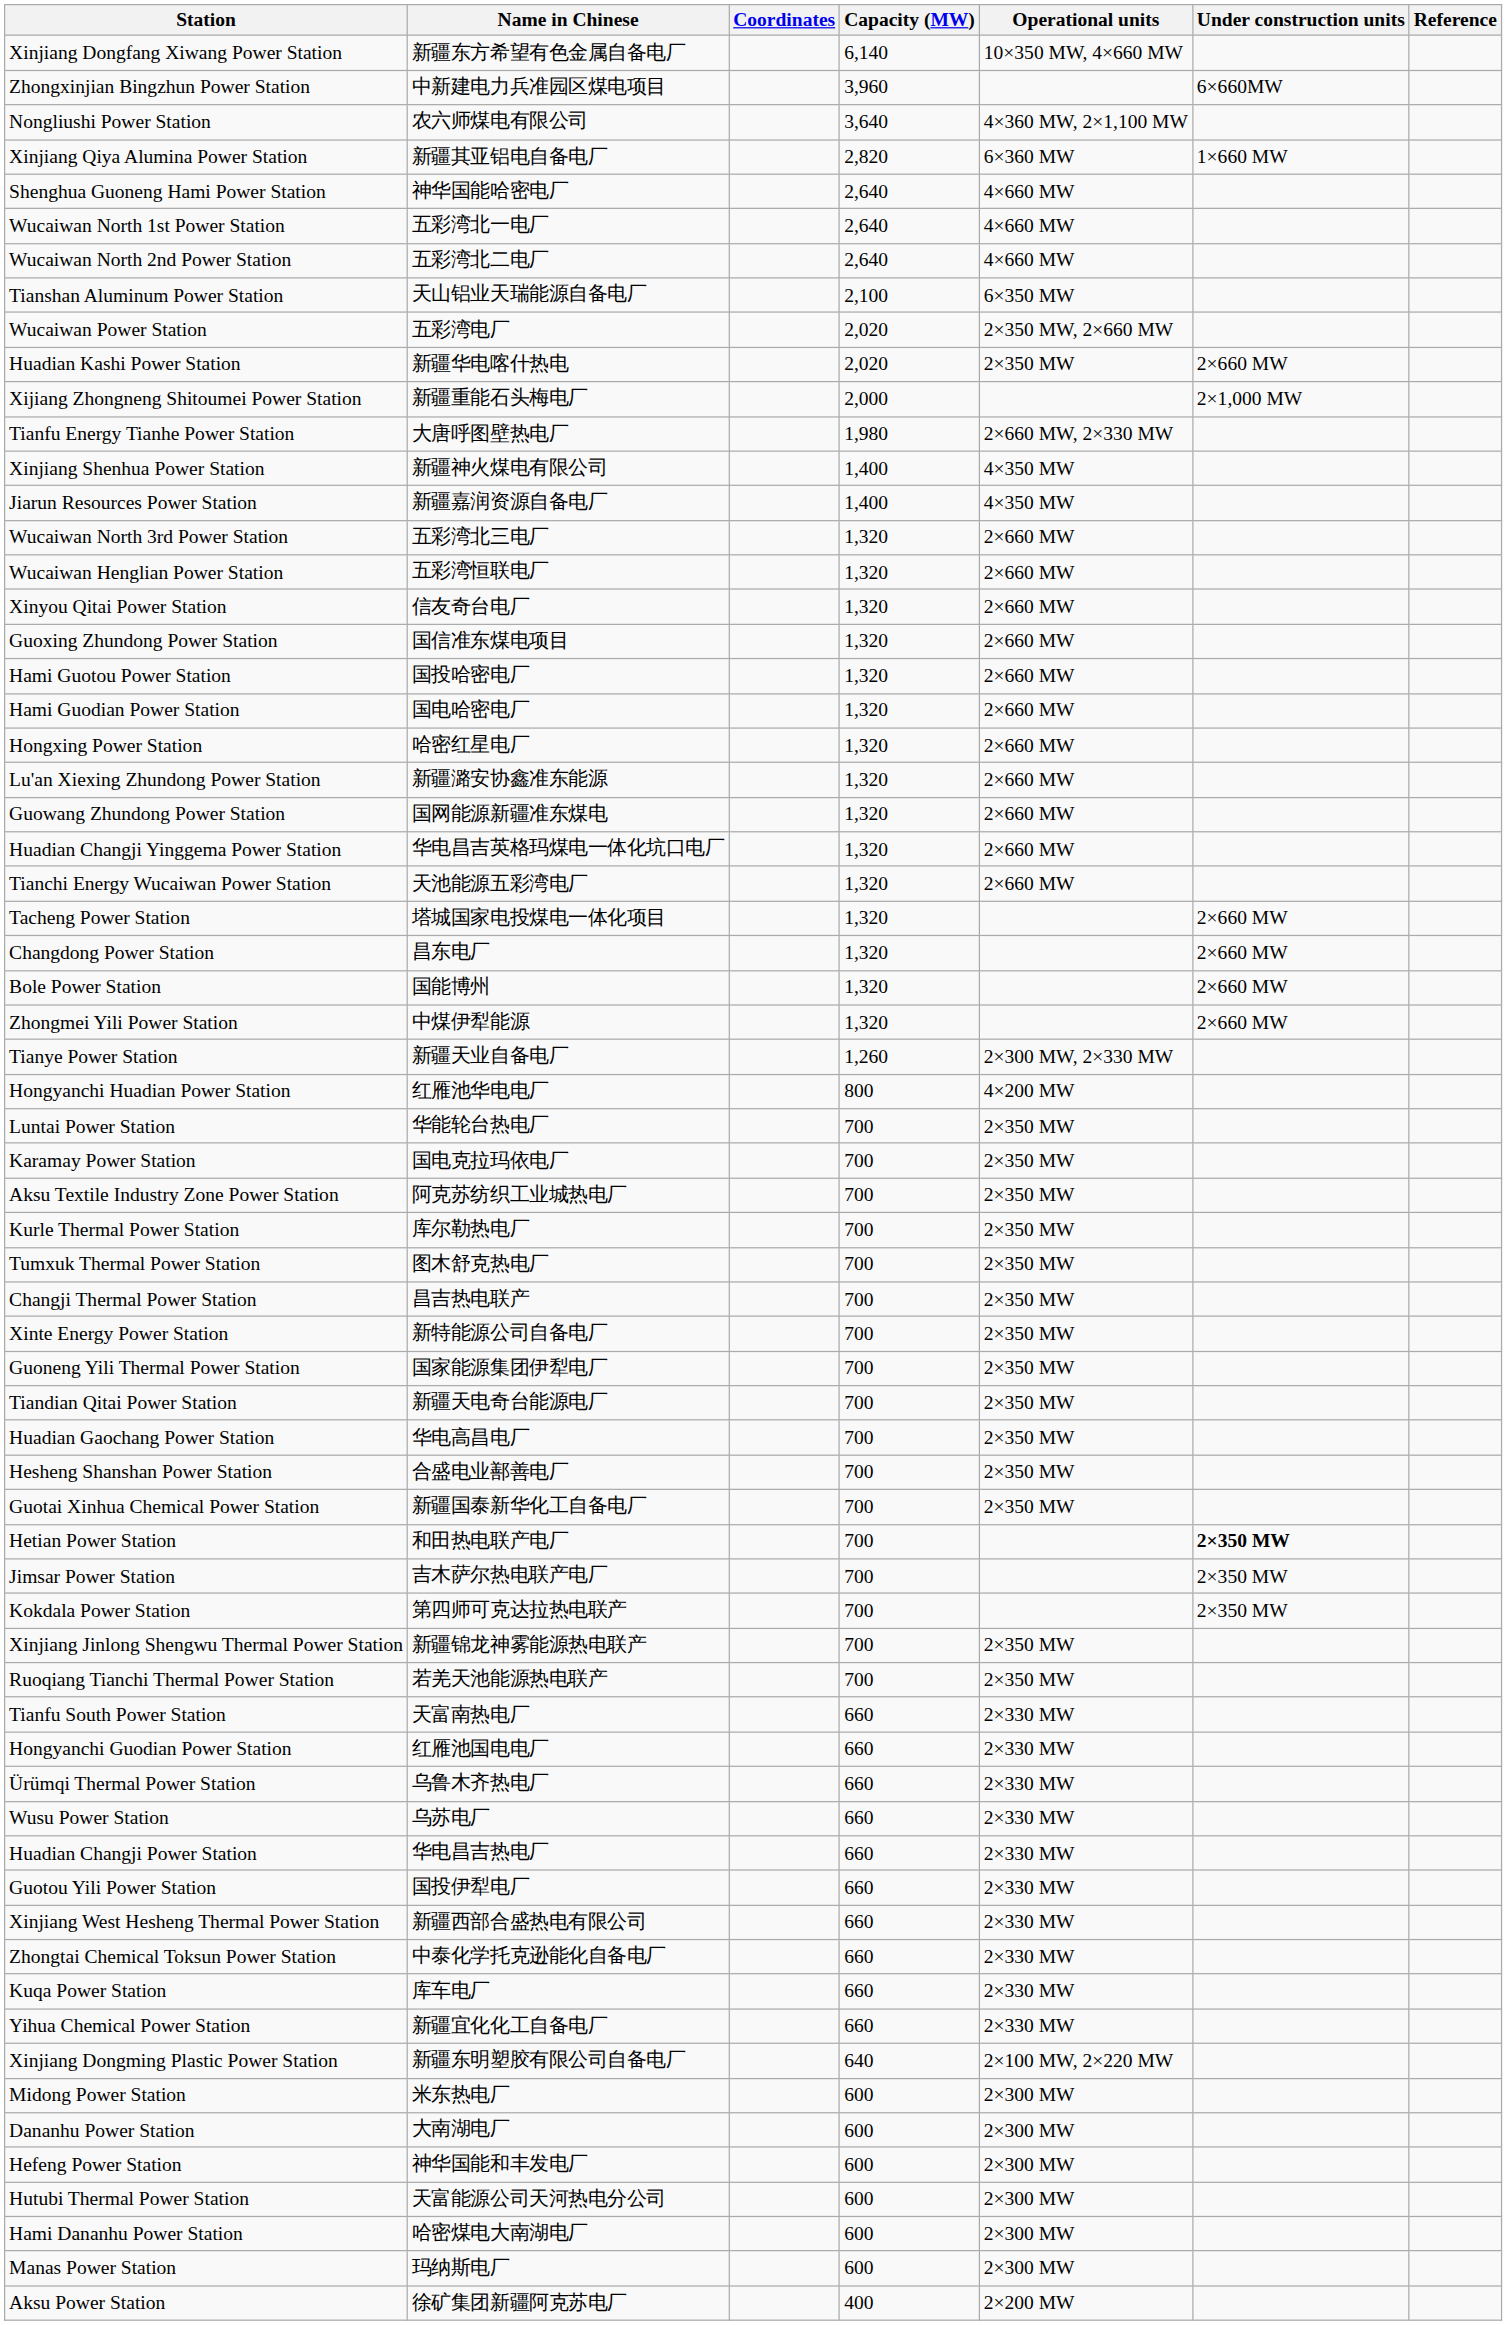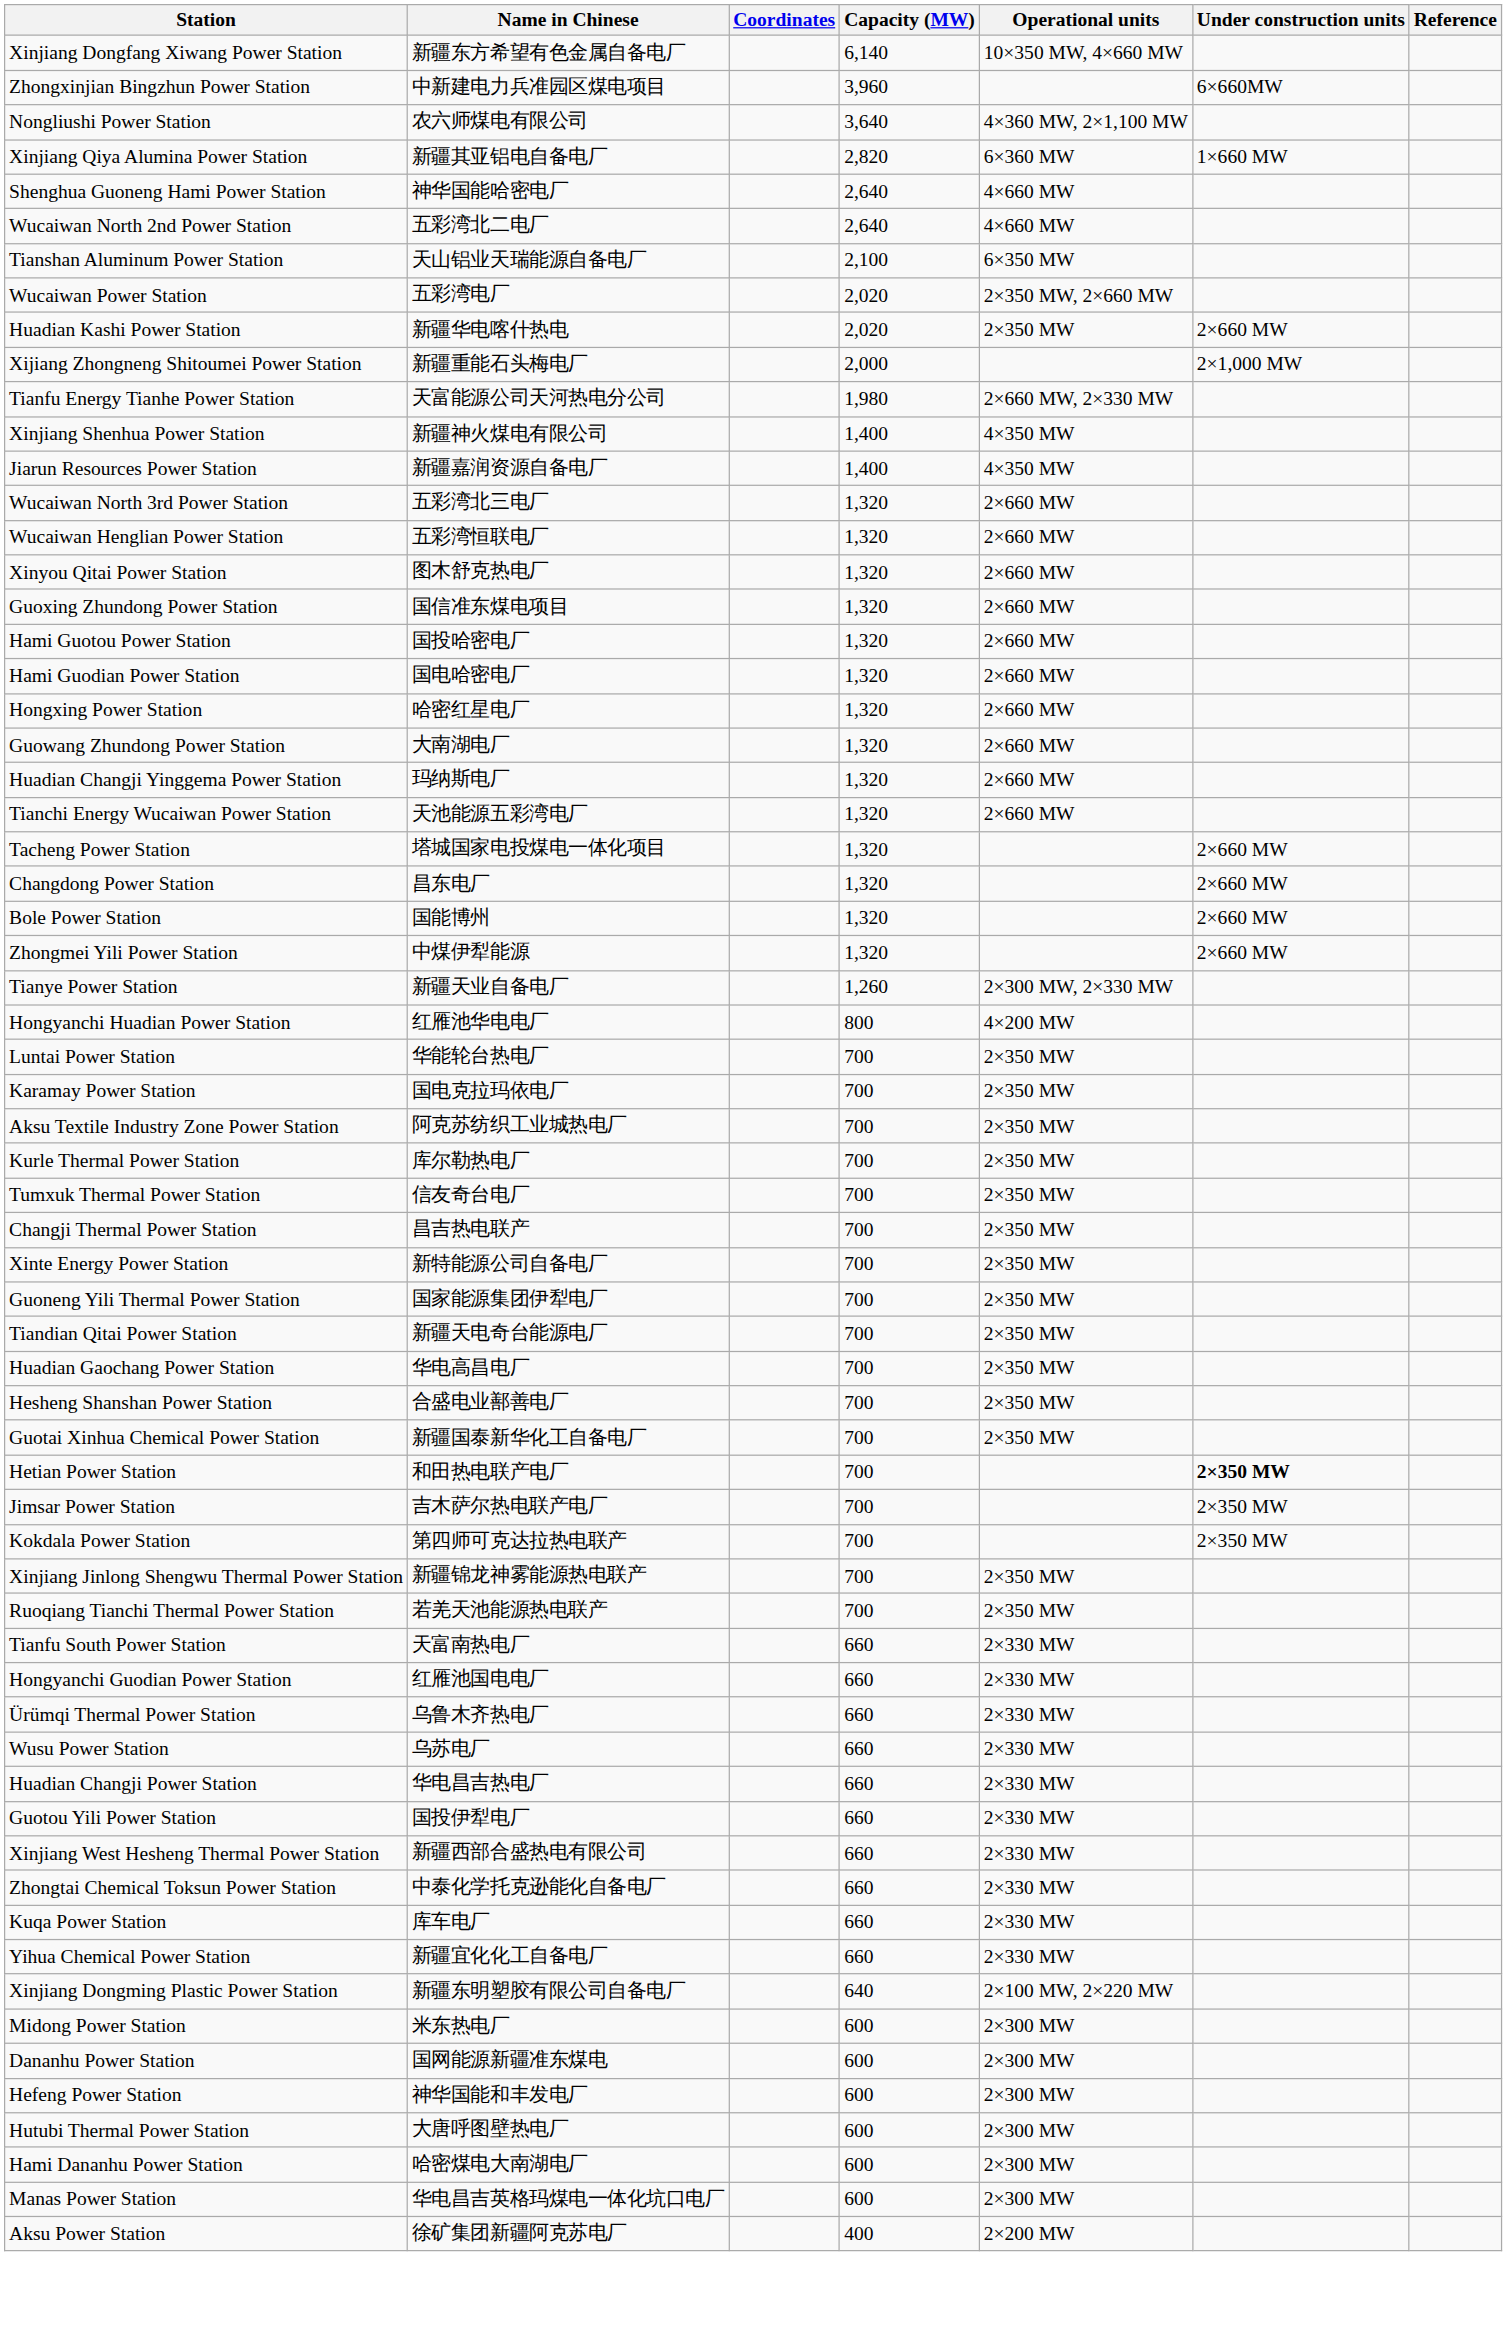- row: (147, 225)
(490, 432) 大唐呼图壁热电厂 -> (539, 398) 天富能源公司天河热电分公司
(470, 606) 信友奇台电厂 -> (480, 571) 图木舒克热电厂
- row: (165, 779)
(510, 813) 国网能源新疆准东煤电 -> (461, 744) 大南湖电厂
(568, 848) 华电昌吉英格玛煤电一体化坑口电厂 -> (461, 779) 玛纳斯电厂
(480, 1263) 图木舒克热电厂 -> (470, 1194) 信友奇台电厂
(461, 2129) 大南湖电厂 -> (510, 2059) 国网能源新疆准东煤电
(539, 2198) 天富能源公司天河热电分公司 -> (490, 2129) 大唐呼图壁热电厂
(461, 2267) 玛纳斯电厂 -> (568, 2198) 华电昌吉英格玛煤电一体化坑口电厂
